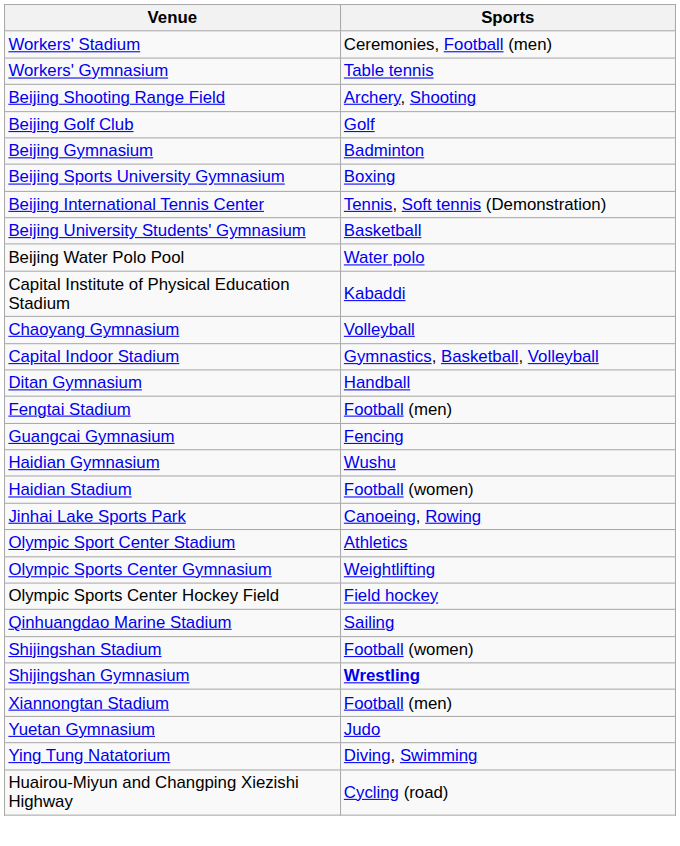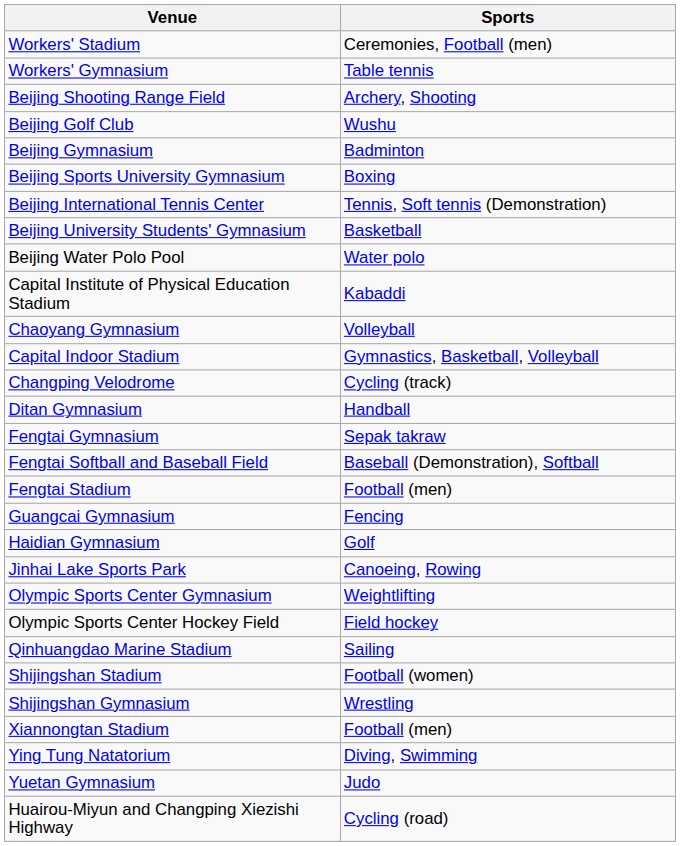(359, 124) Golf -> (370, 124) Wushu
+ row: (92, 383)
+ row: (84, 436)
+ row: (138, 463)
(370, 463) Wushu -> (359, 542) Golf
- row: (70, 489)
- row: (122, 542)
(382, 676) bold -> (379, 702) normal
rows swapped: (89, 756) <-> (82, 729)
